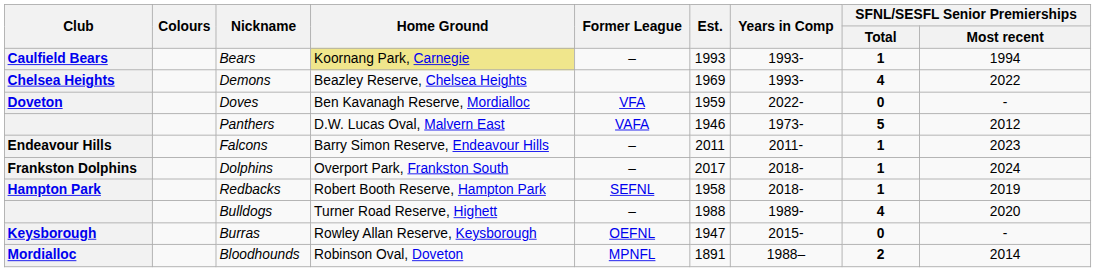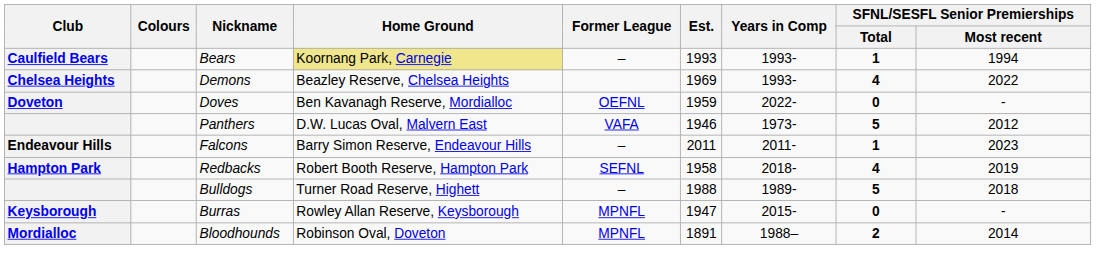(632, 102) VFA -> (622, 102) OEFNL
- row: (246, 168)
(881, 189) 1 -> (876, 168) 4
(881, 211) 4 -> (876, 189) 5
(1005, 211) 2020 -> (1003, 189) 2018
(632, 233) OEFNL -> (622, 211) MPNFL
